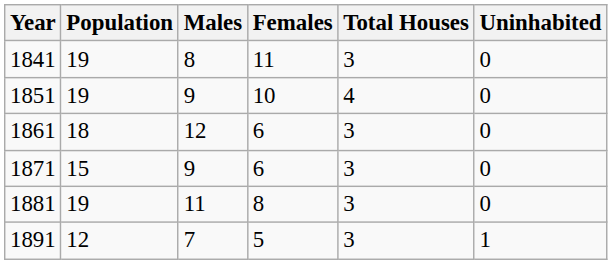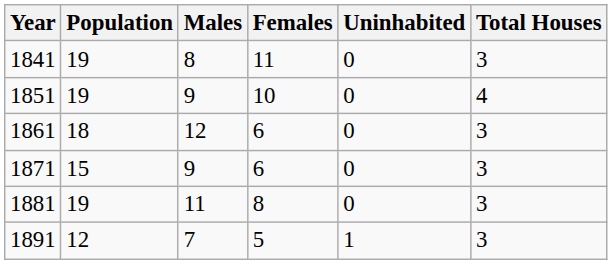columns swapped: (406, 22) <-> (540, 22)
